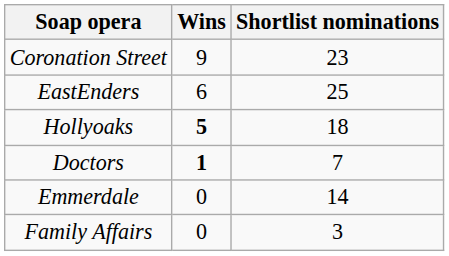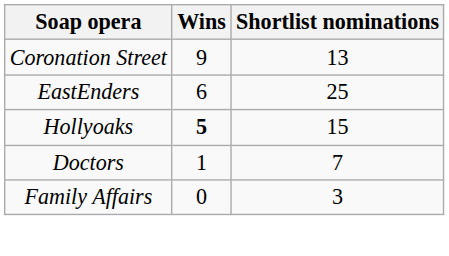(338, 57) 23 -> (338, 57) 13
(338, 127) 18 -> (338, 127) 15
(202, 162) bold -> (202, 162) normal
- row: (88, 197)
